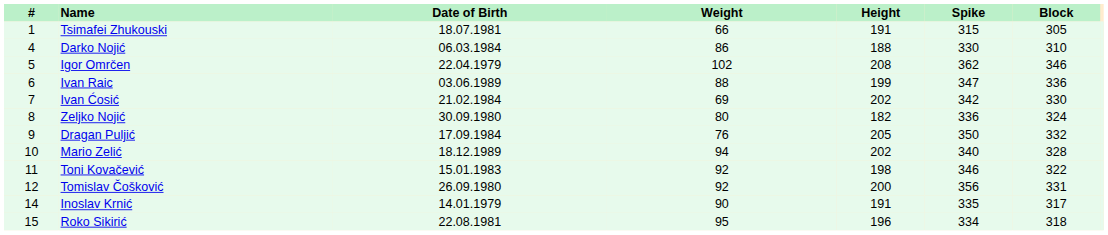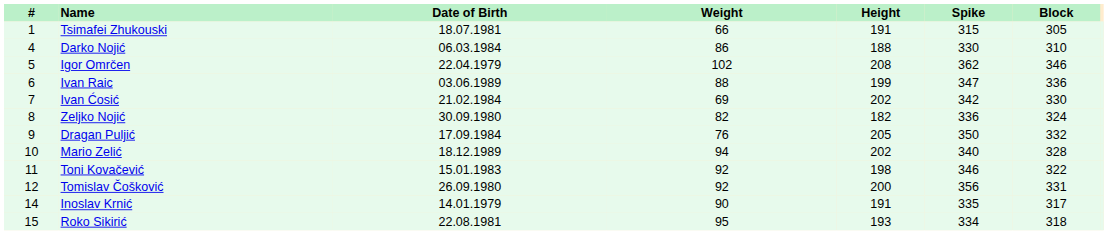(722, 117) 80 -> (722, 117) 82
(881, 222) 196 -> (881, 222) 193
